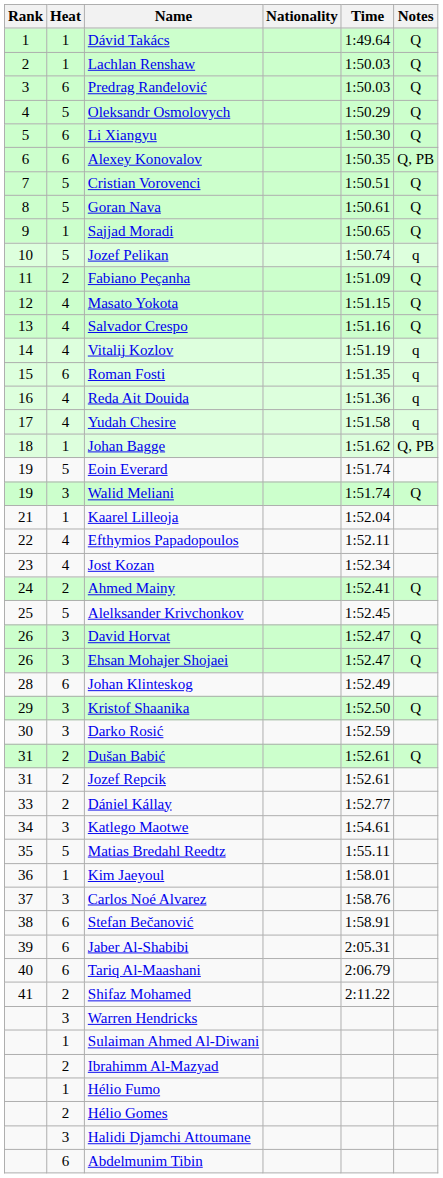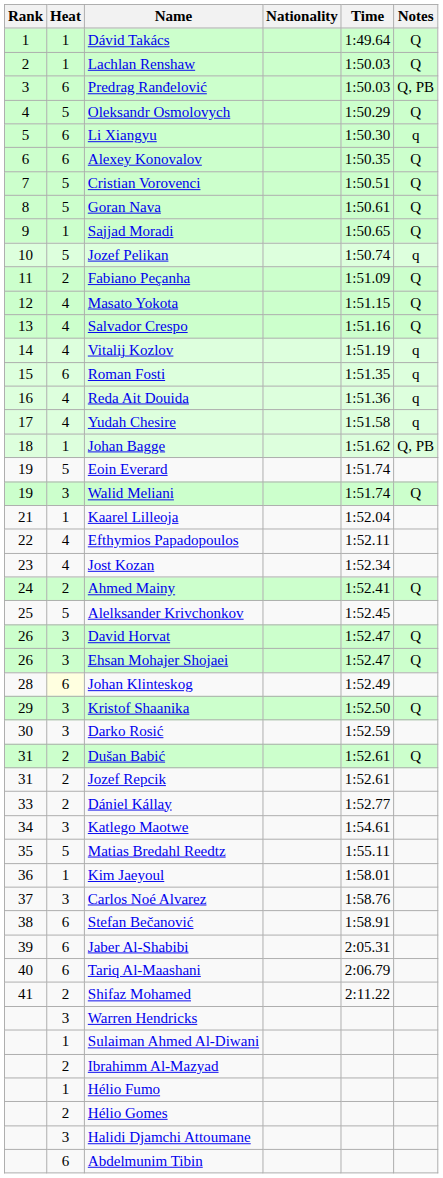(416, 87) Q -> (416, 87) Q, PB
(416, 135) Q -> (416, 135) q
(416, 159) Q, PB -> (416, 159) Q
(65, 684) no background -> (65, 684) lightyellow background
